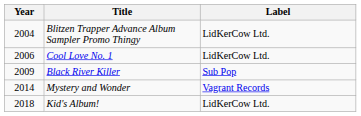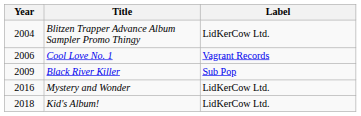(236, 55) LidKerCow Ltd. -> (236, 55) Vagrant Records
(24, 87) 2014 -> (24, 87) 2016
(236, 87) Vagrant Records -> (236, 87) LidKerCow Ltd.
